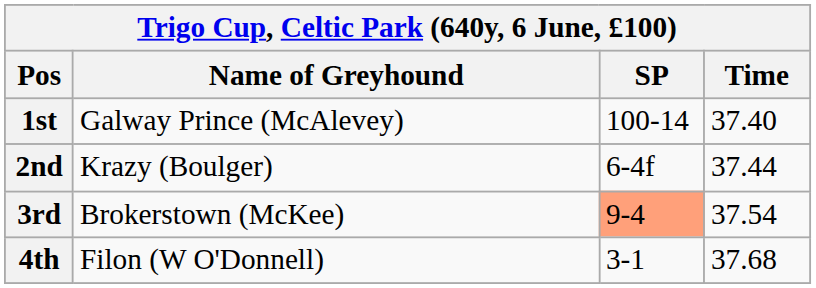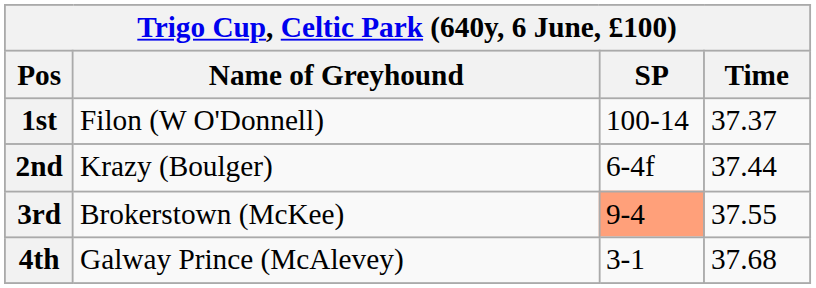(242, 120) Galway Prince (McAlevey) -> (202, 120) Filon (W O'Donnell)
(744, 120) 37.40 -> (744, 120) 37.37
(744, 213) 37.54 -> (744, 213) 37.55
(202, 259) Filon (W O'Donnell) -> (242, 259) Galway Prince (McAlevey)
